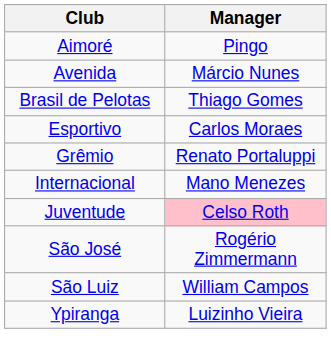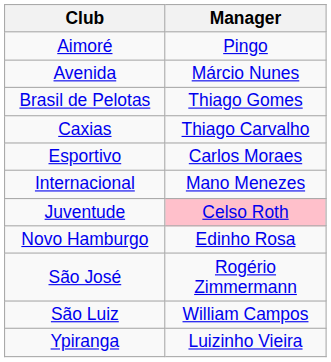+ row: (85, 128)
- row: (85, 156)
+ row: (85, 239)
